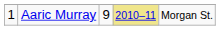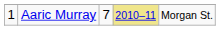(106, 15) 9 -> (106, 15) 7
